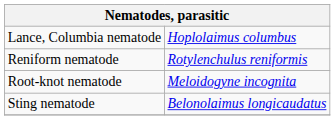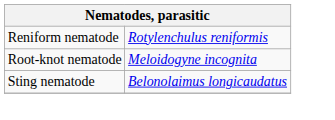- row: (84, 37)
